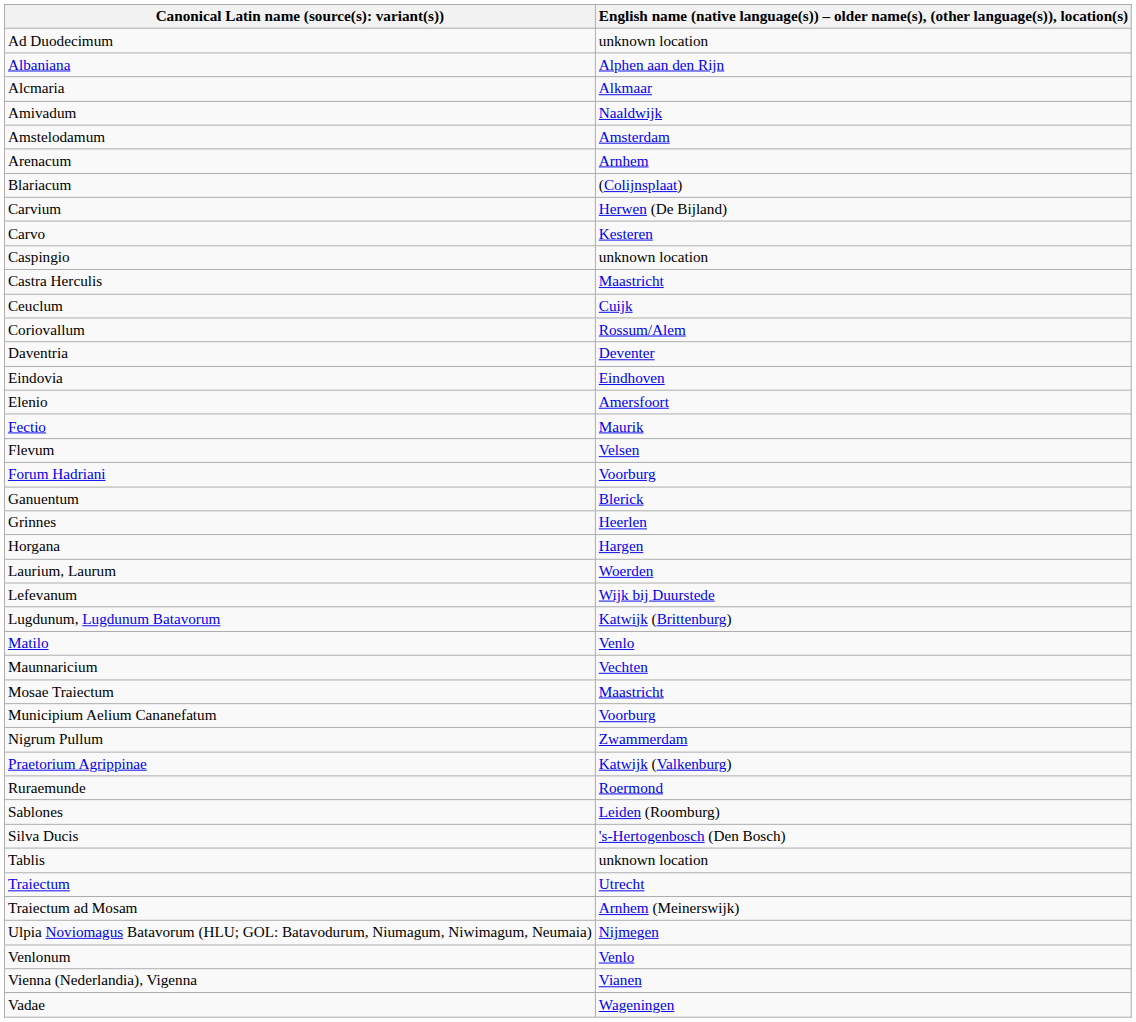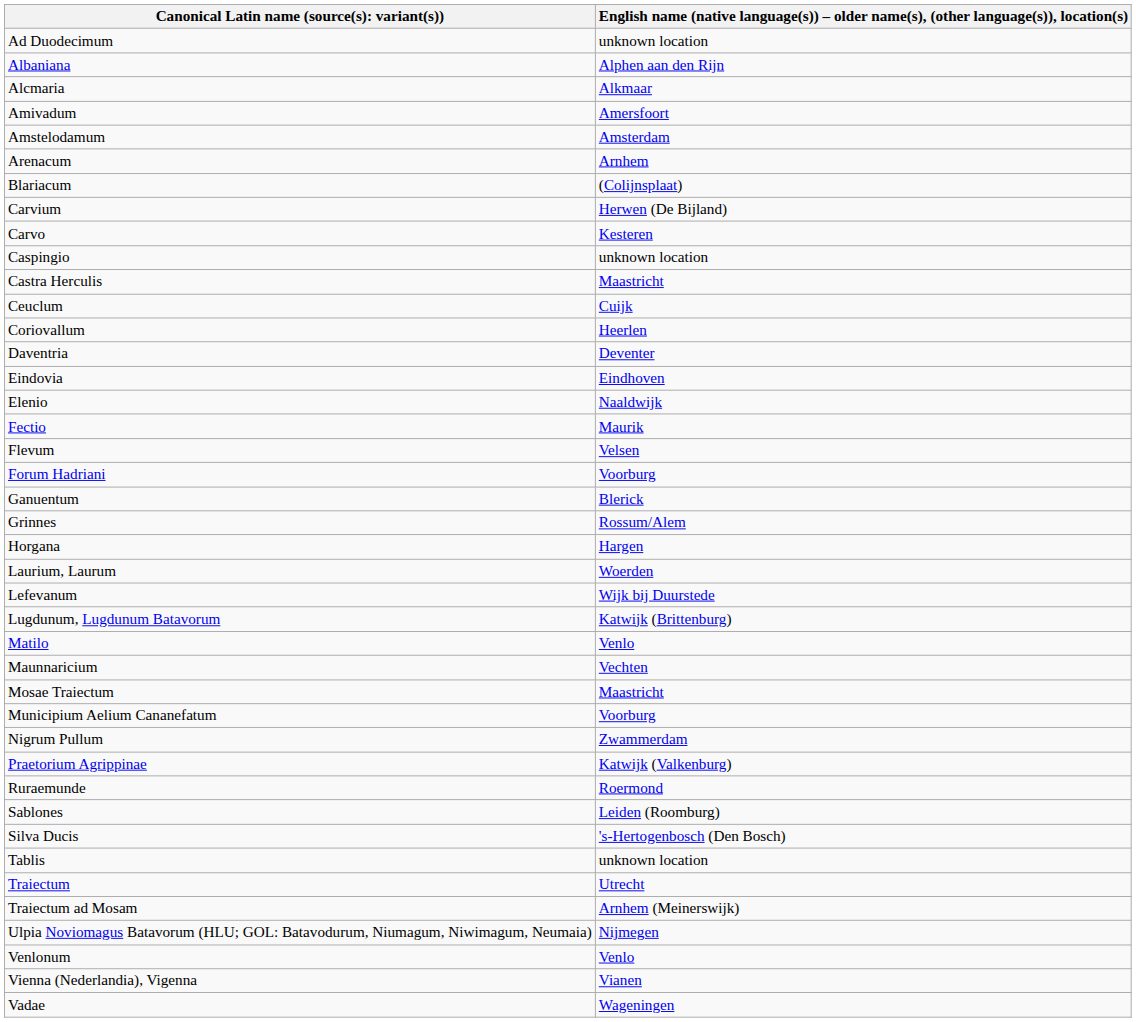(630, 112) Naaldwijk -> (634, 112) Amersfoort
(642, 329) Rossum/Alem -> (623, 329) Heerlen
(634, 402) Amersfoort -> (630, 402) Naaldwijk
(623, 522) Heerlen -> (642, 522) Rossum/Alem
